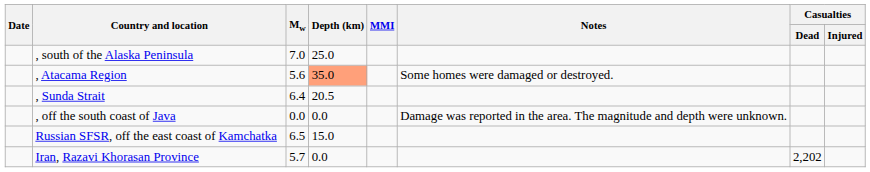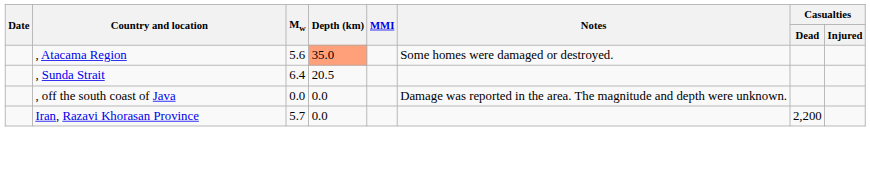- row: (114, 55)
- row: (156, 136)
(807, 156) 2,202 -> (807, 116) 2,200
